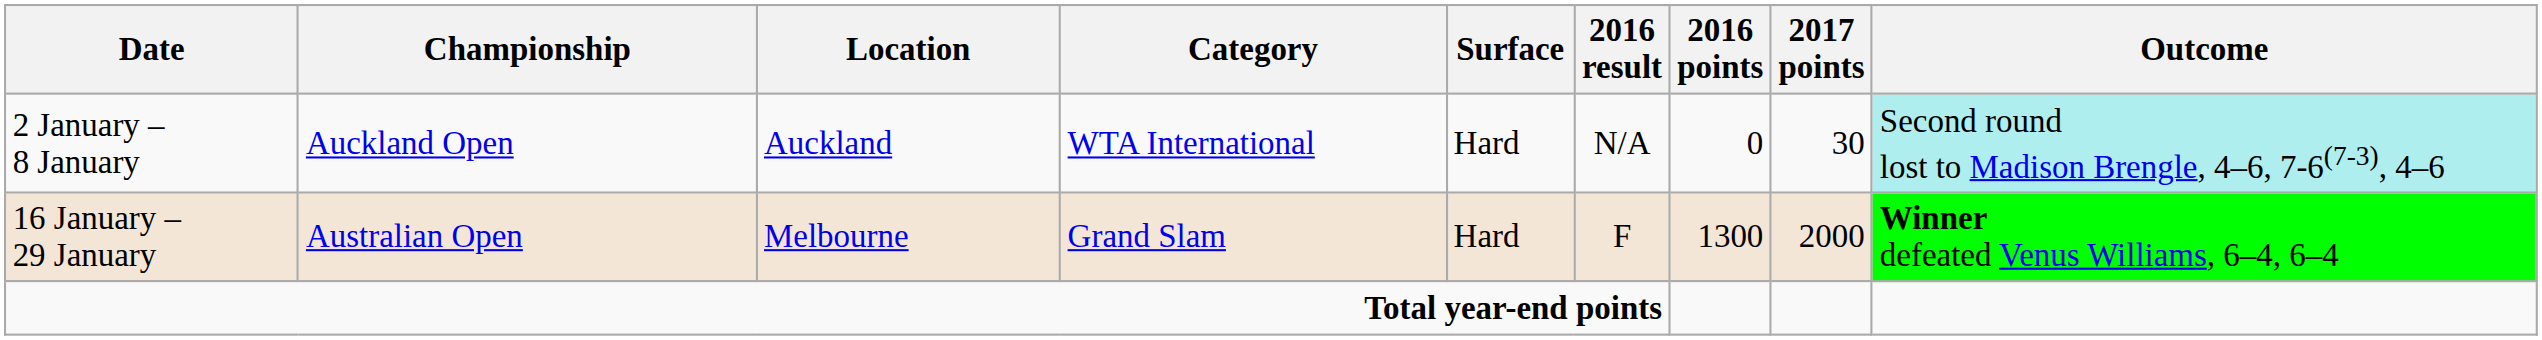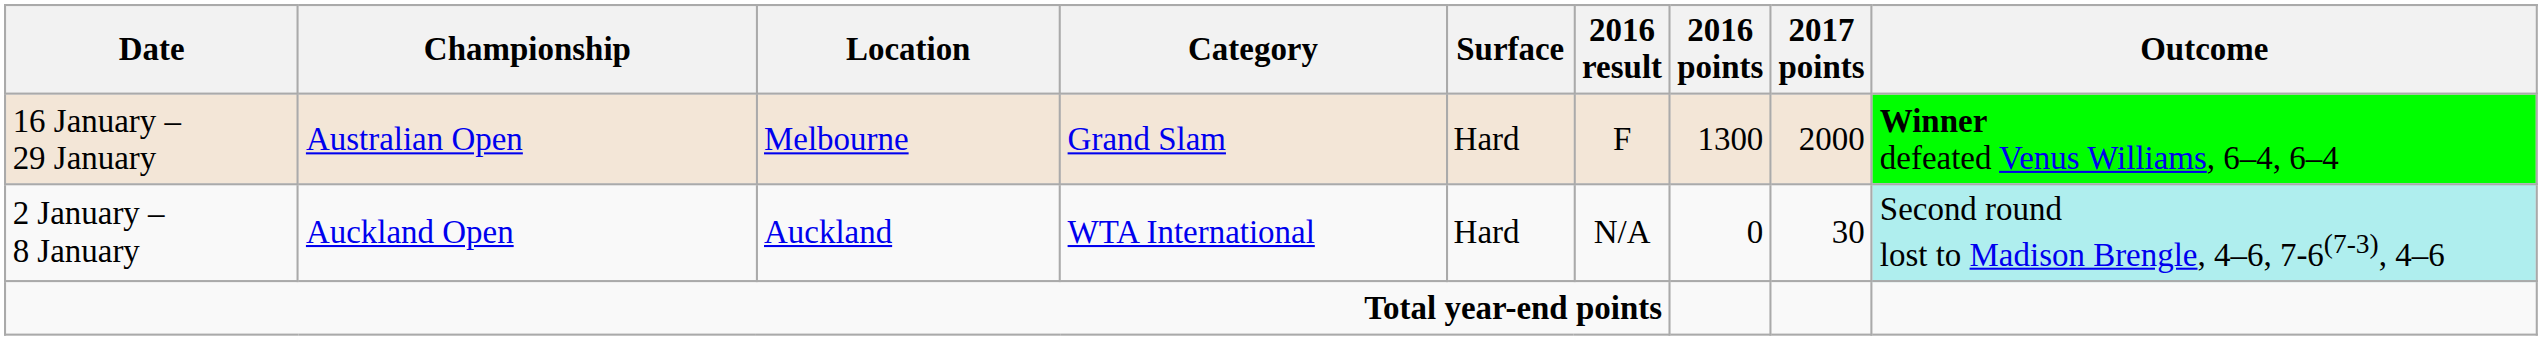rows swapped: (89, 142) <-> (97, 236)
